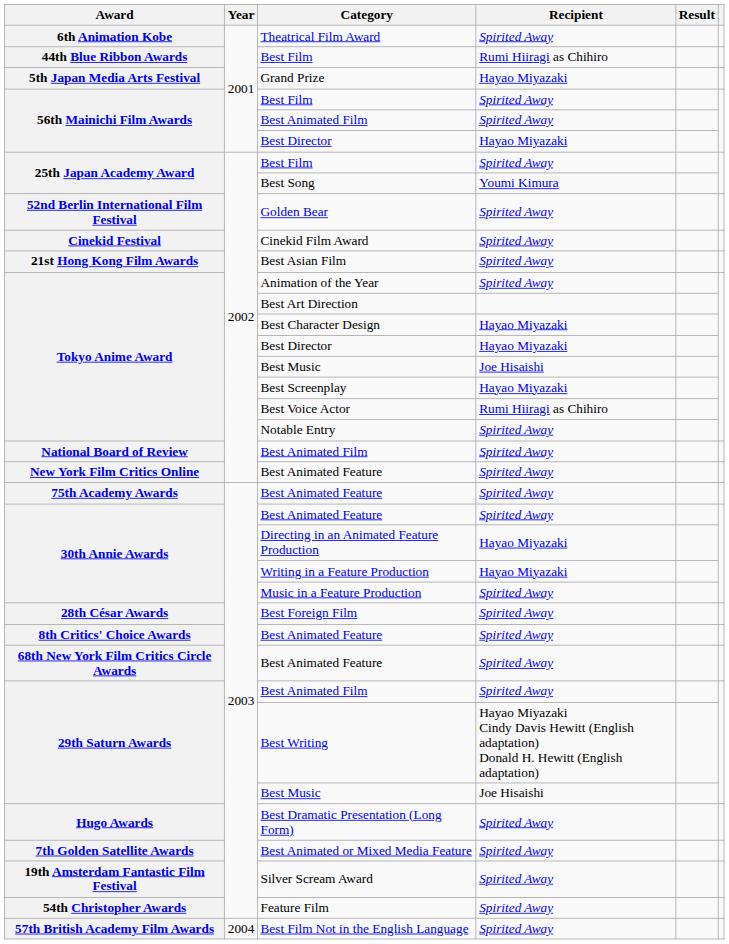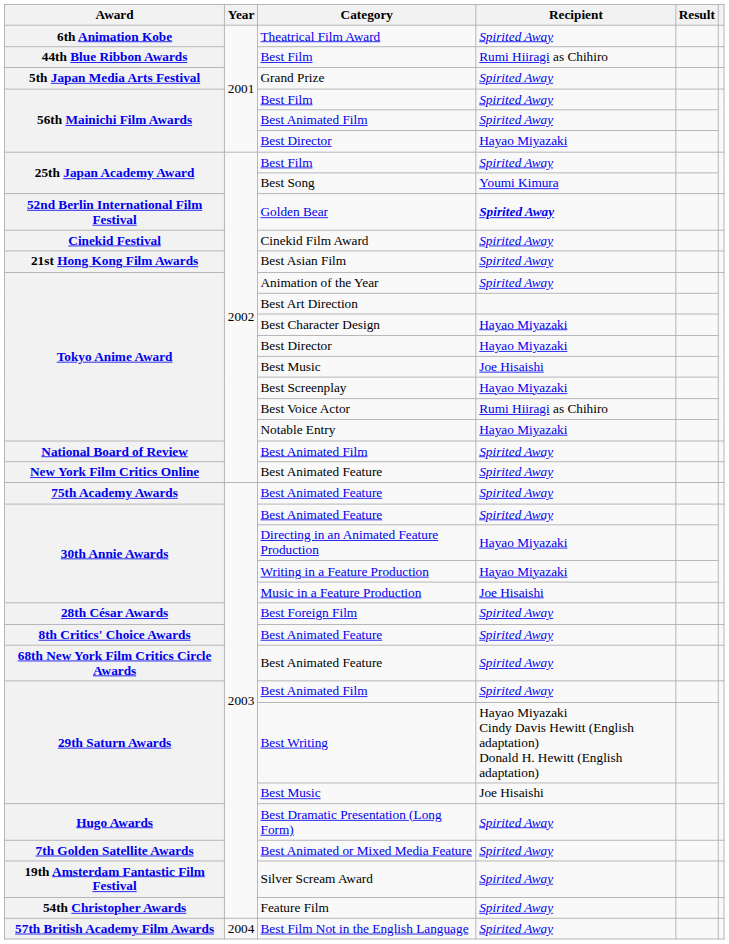(523, 78) Hayao Miyazaki -> (516, 78) Spirited Away
(516, 212) normal -> (517, 212) bold
(516, 430) Spirited Away -> (523, 430) Hayao Miyazaki
(516, 592) Spirited Away -> (512, 592) Joe Hisaishi
